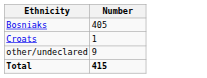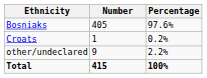+ column: (174, 11)
